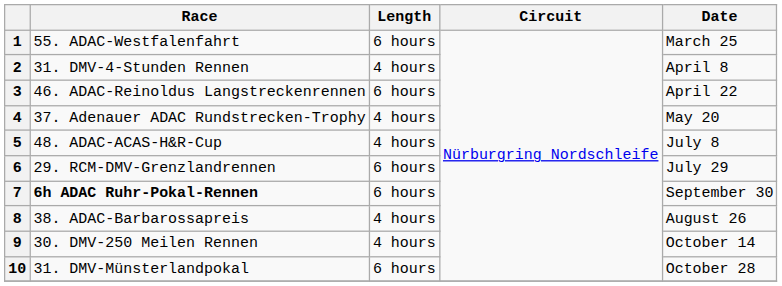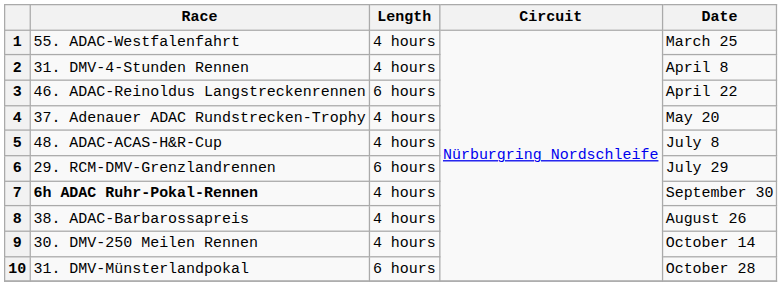(404, 42) 6 hours -> (404, 42) 4 hours
(404, 193) 6 hours -> (404, 193) 4 hours
